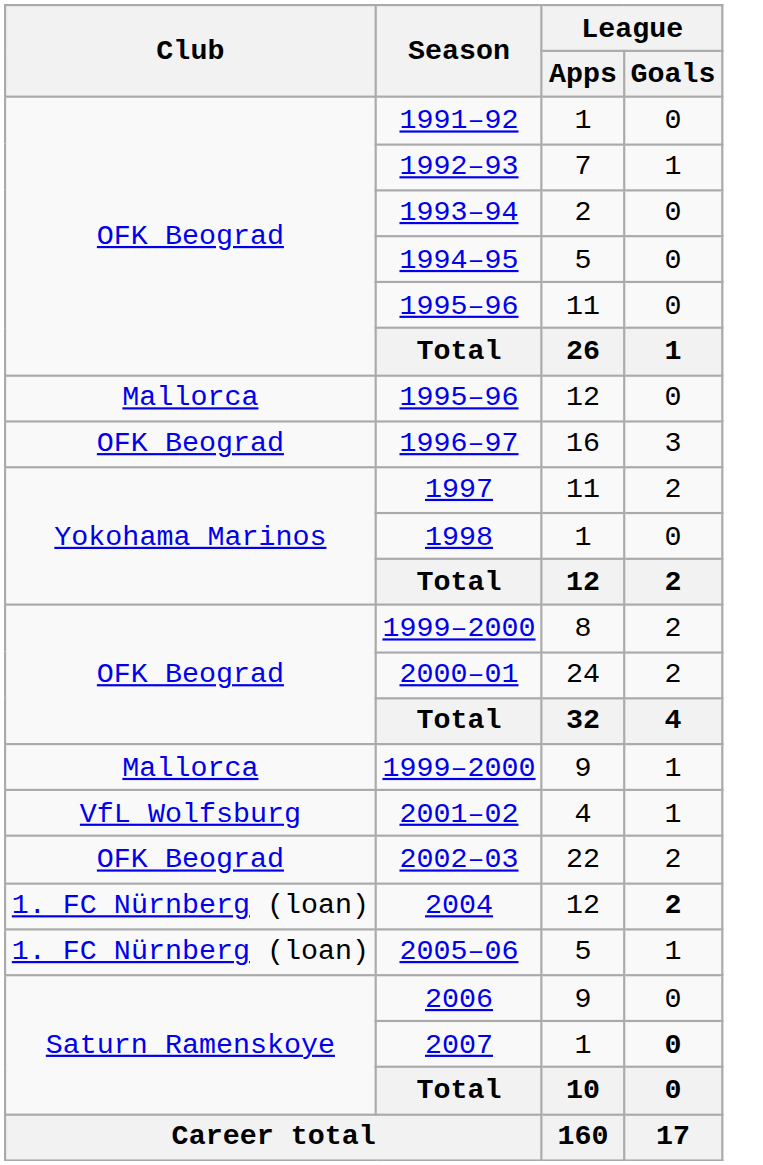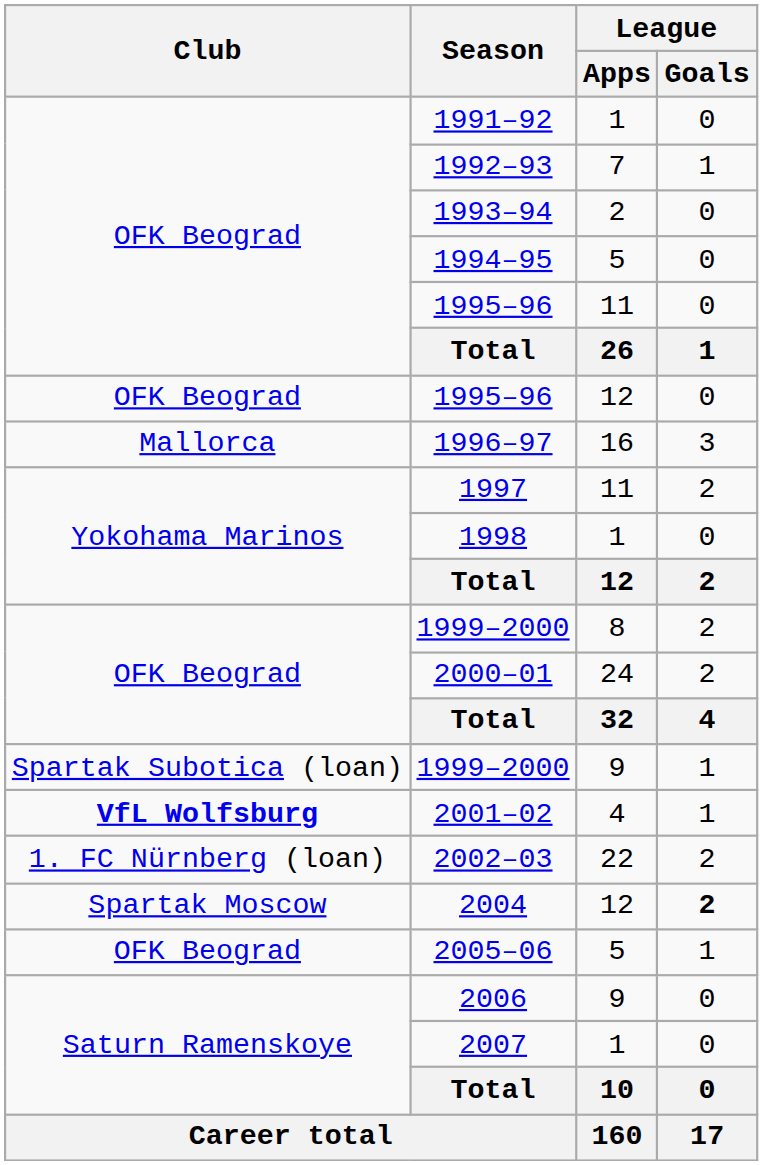(190, 398) Mallorca -> (207, 398) OFK Beograd
(190, 444) OFK Beograd -> (207, 444) Mallorca
(190, 767) Mallorca -> (207, 767) Spartak Subotica (loan)
(190, 813) normal -> (207, 813) bold
(190, 860) OFK Beograd -> (207, 860) 1. FC Nürnberg (loan)
(190, 906) 1. FC Nürnberg (loan) -> (207, 906) Spartak Moscow
(190, 952) 1. FC Nürnberg (loan) -> (207, 952) OFK Beograd
(673, 1044) bold -> (707, 1044) normal
